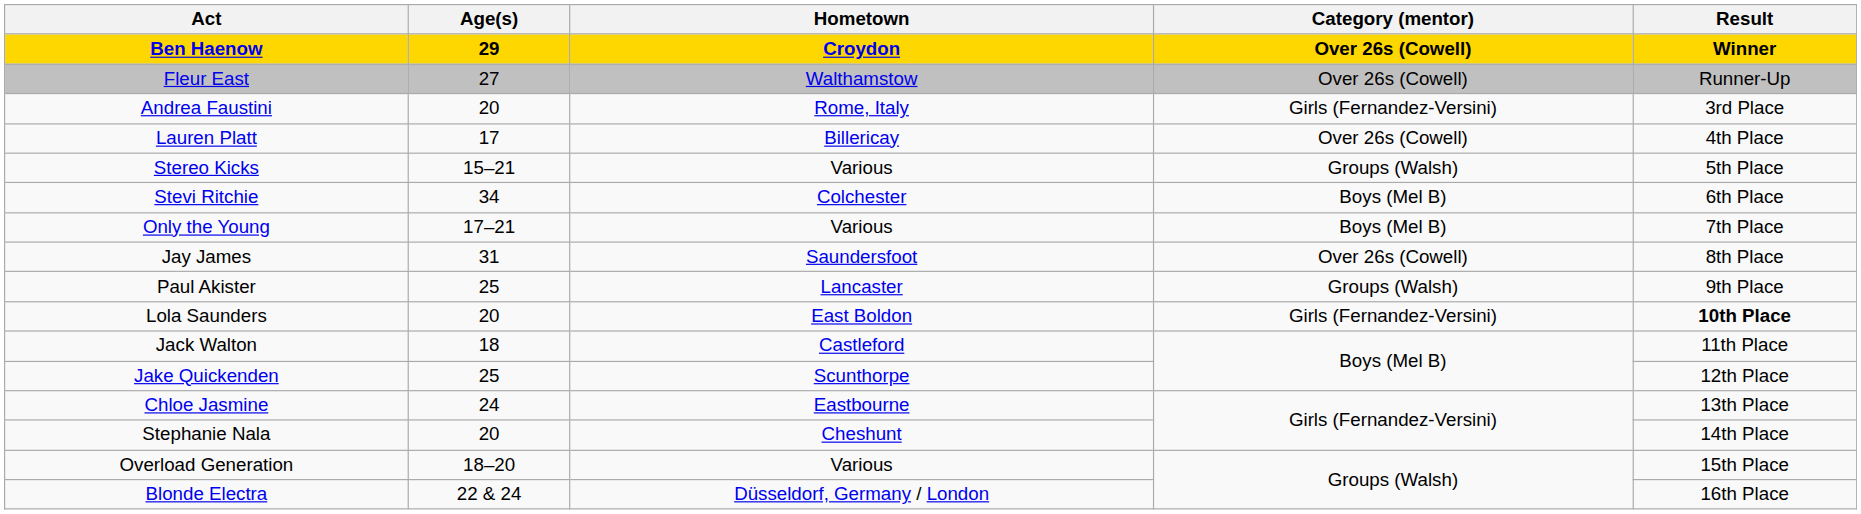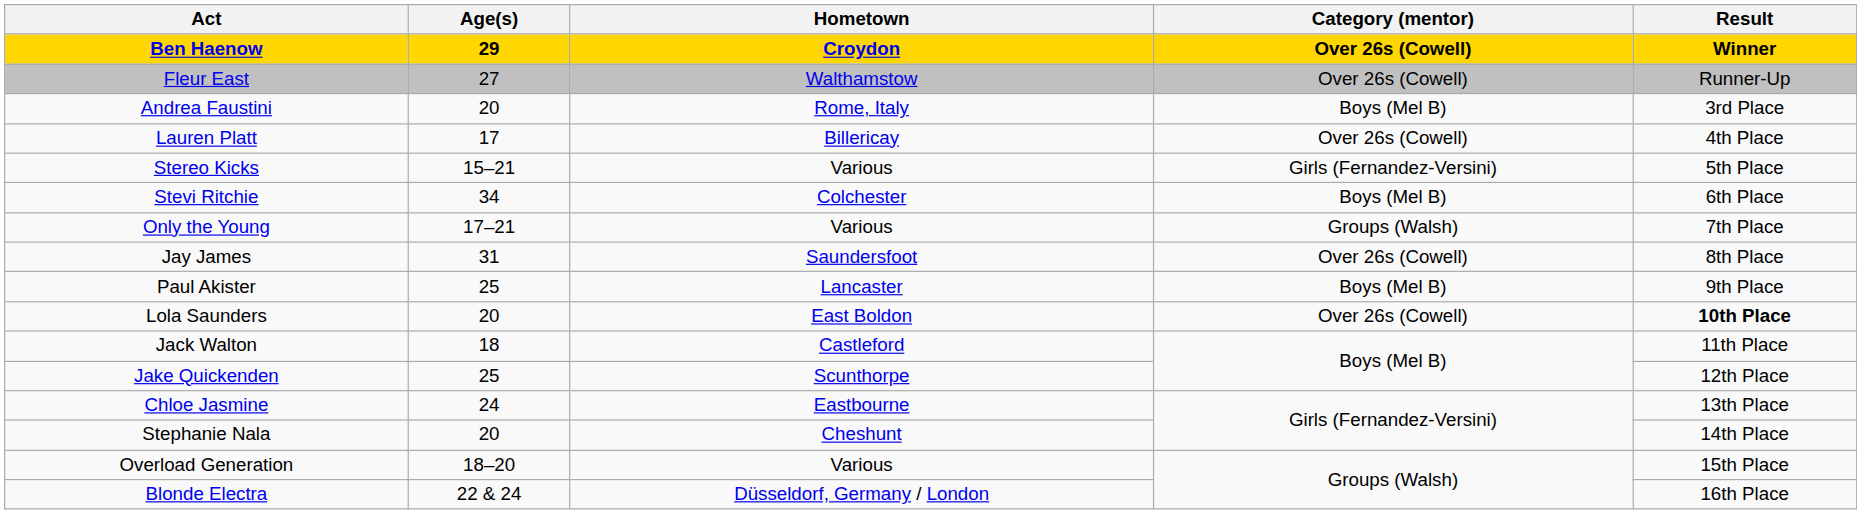(1393, 108) Girls (Fernandez-Versini) -> (1393, 108) Boys (Mel B)
(1393, 167) Groups (Walsh) -> (1393, 167) Girls (Fernandez-Versini)
(1393, 227) Boys (Mel B) -> (1393, 227) Groups (Walsh)
(1393, 286) Groups (Walsh) -> (1393, 286) Boys (Mel B)
(1393, 316) Girls (Fernandez-Versini) -> (1393, 316) Over 26s (Cowell)
